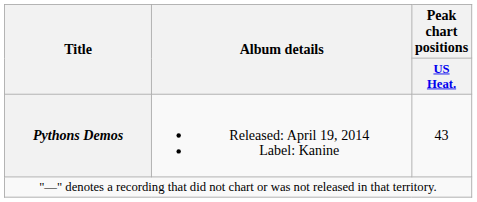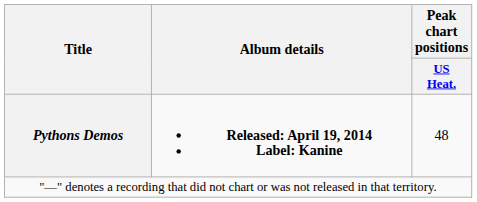(282, 143) normal -> (282, 143) bold
(442, 135) 43 -> (442, 135) 48
